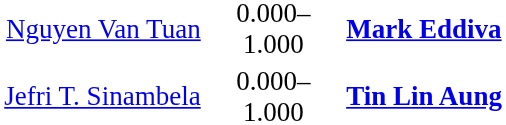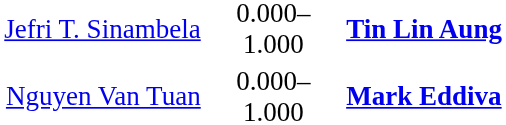rows swapped: (103, 28) <-> (102, 96)
